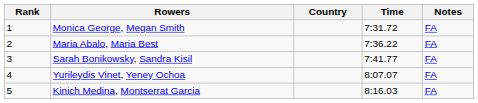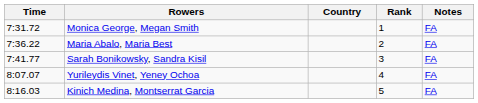columns swapped: (27, 12) <-> (392, 12)
